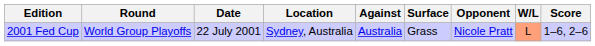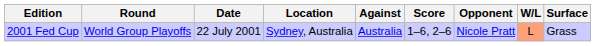columns swapped: (428, 13) <-> (566, 13)
